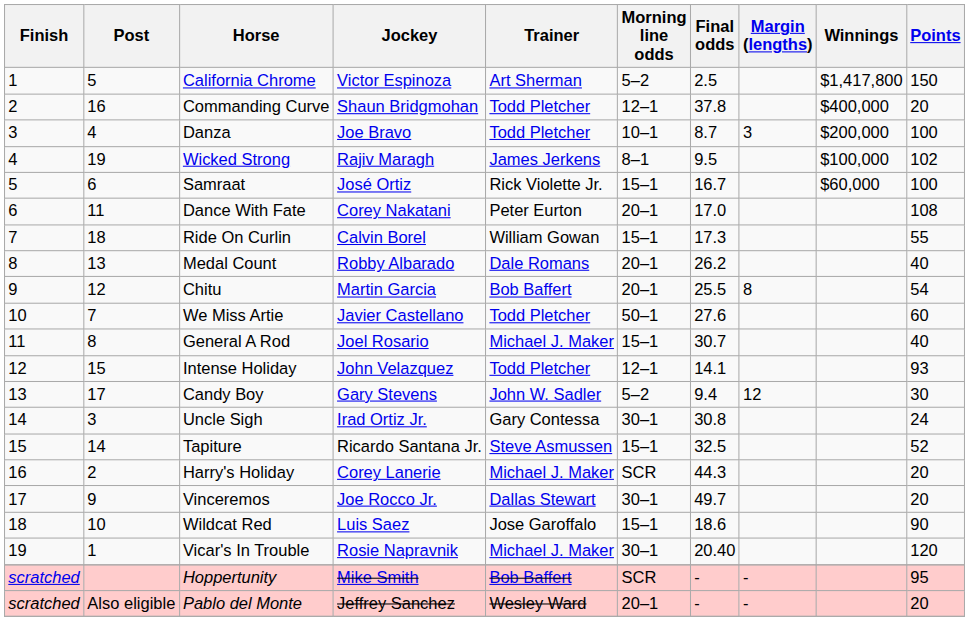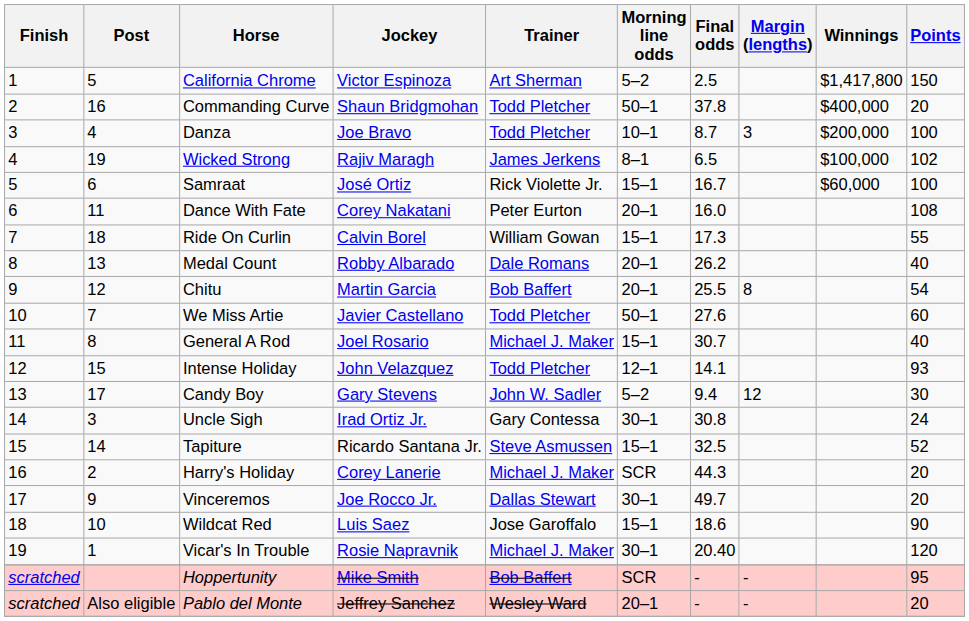(640, 106) 12–1 -> (640, 106) 50–1
(706, 159) 9.5 -> (706, 159) 6.5
(710, 211) 17.0 -> (710, 211) 16.0
